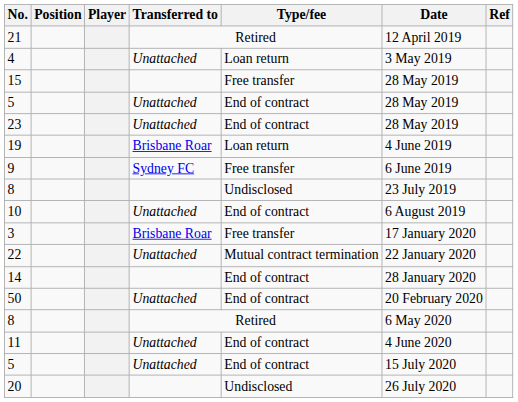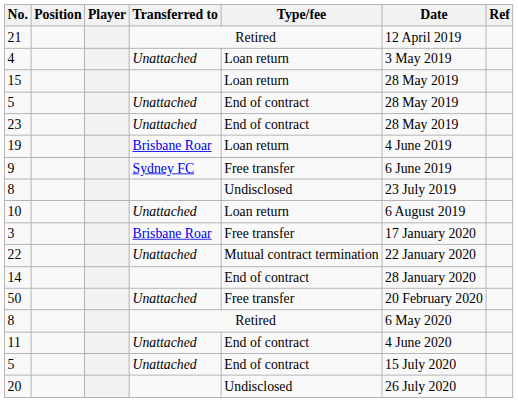(259, 80) Free transfer -> (257, 80) Loan return
(267, 211) End of contract -> (257, 211) Loan return
(267, 299) End of contract -> (259, 299) Free transfer
